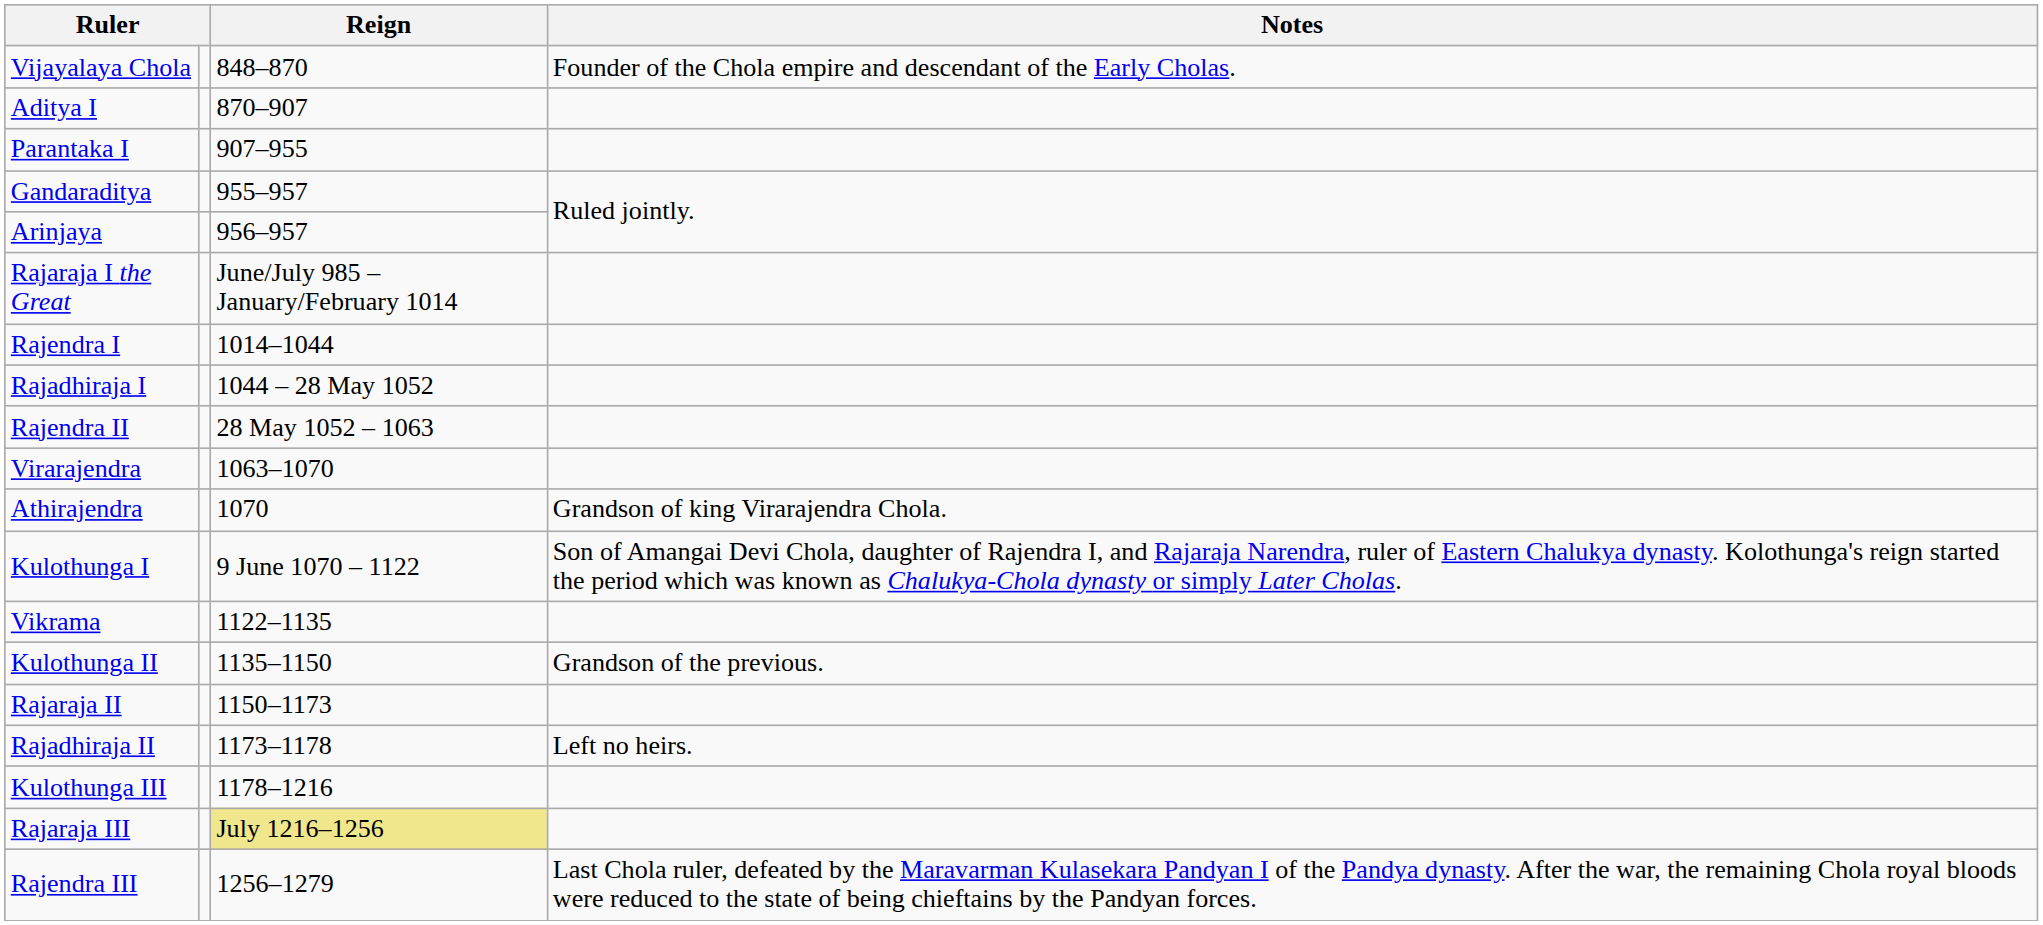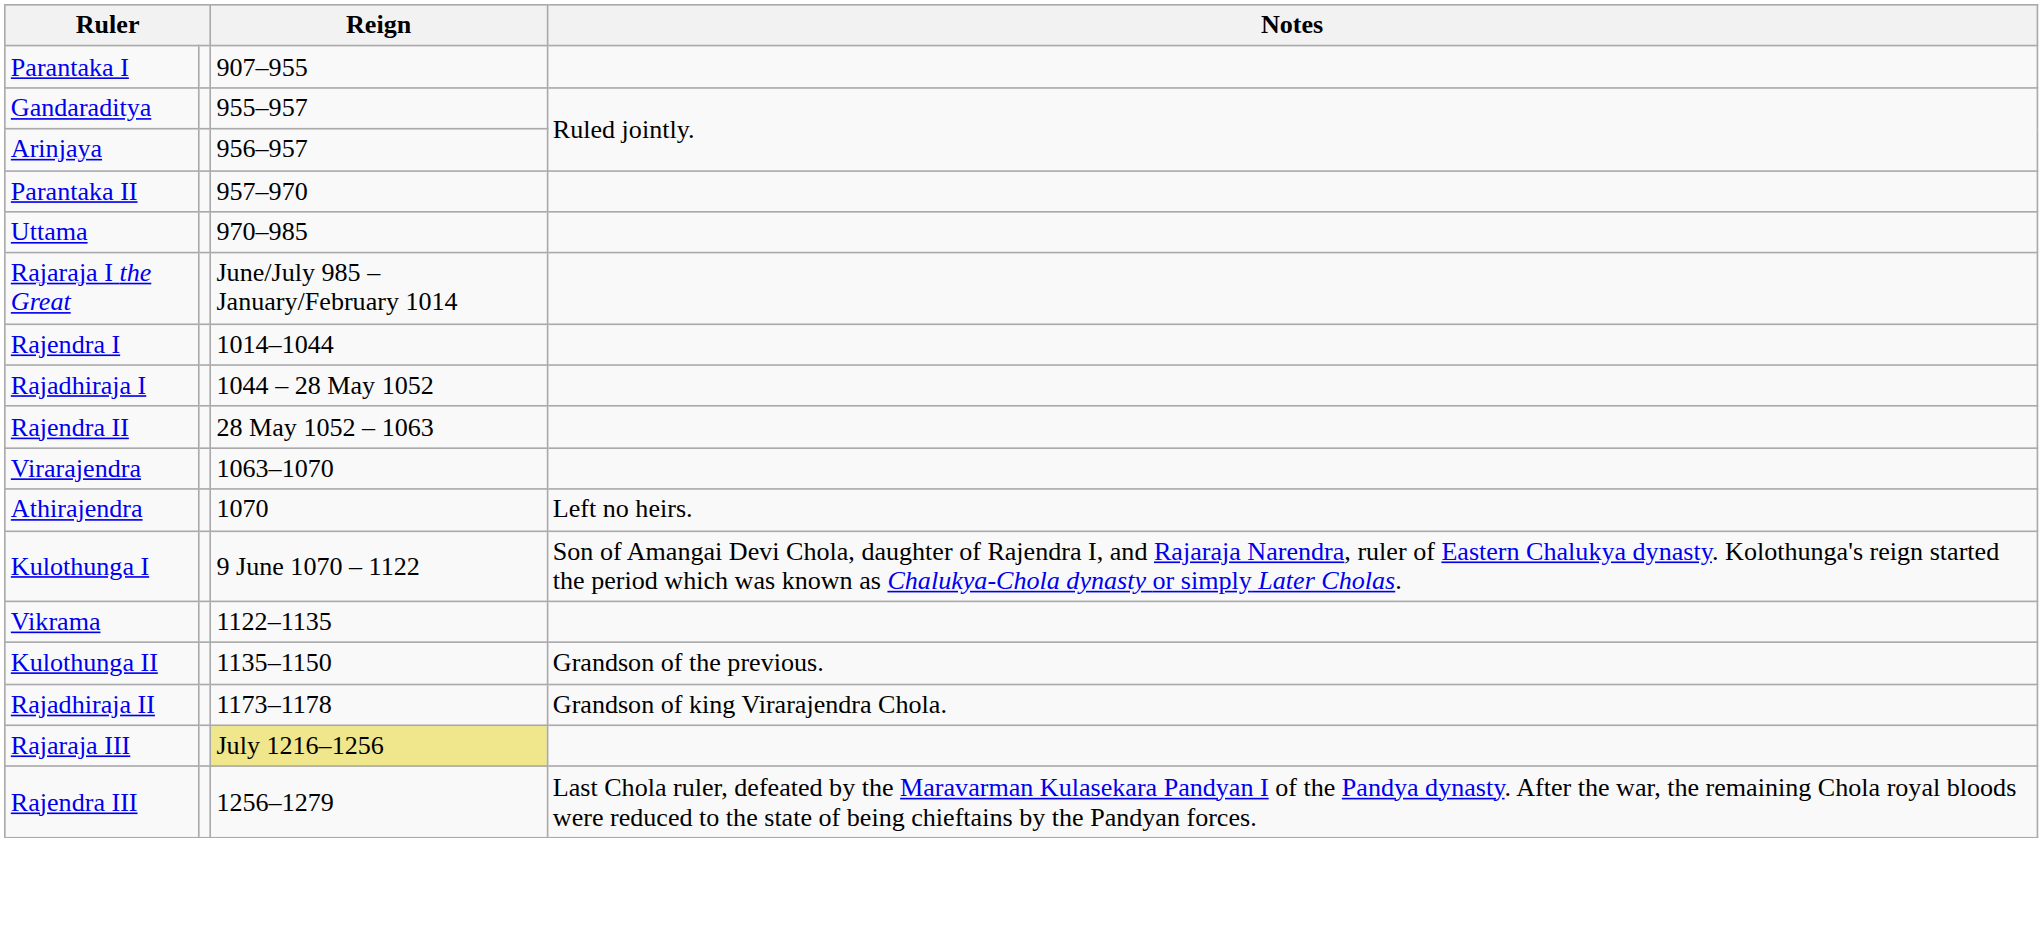- row: (101, 66)
- row: (54, 107)
+ row: (74, 190)
+ row: (49, 231)
(750, 509) Grandson of king Virarajendra Chola. -> (623, 509) Left no heirs.
- row: (66, 704)
(623, 745) Left no heirs. -> (750, 704) Grandson of king Virarajendra Chola.
- row: (89, 787)
